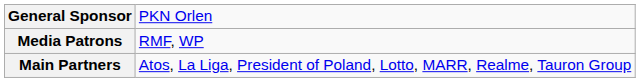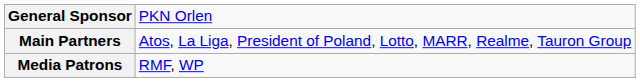rows swapped: (70, 65) <-> (70, 41)
